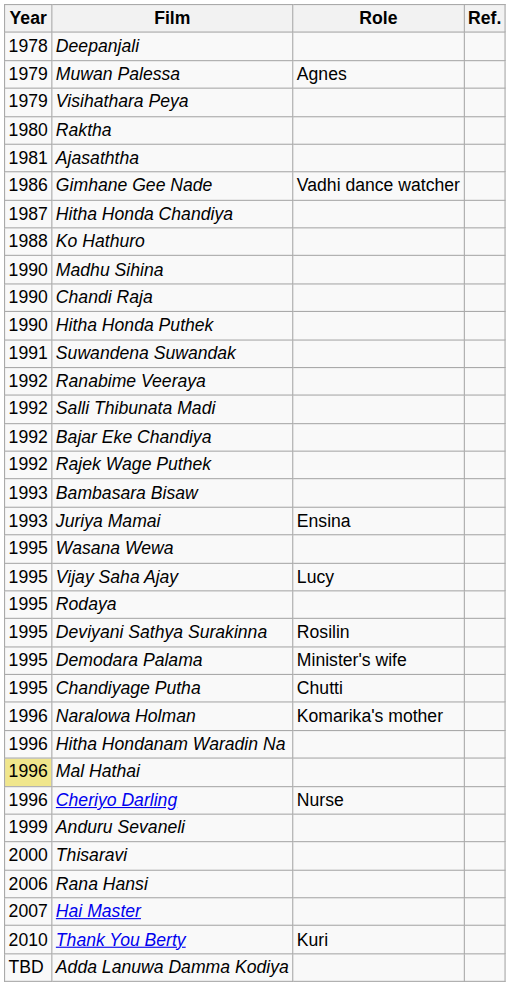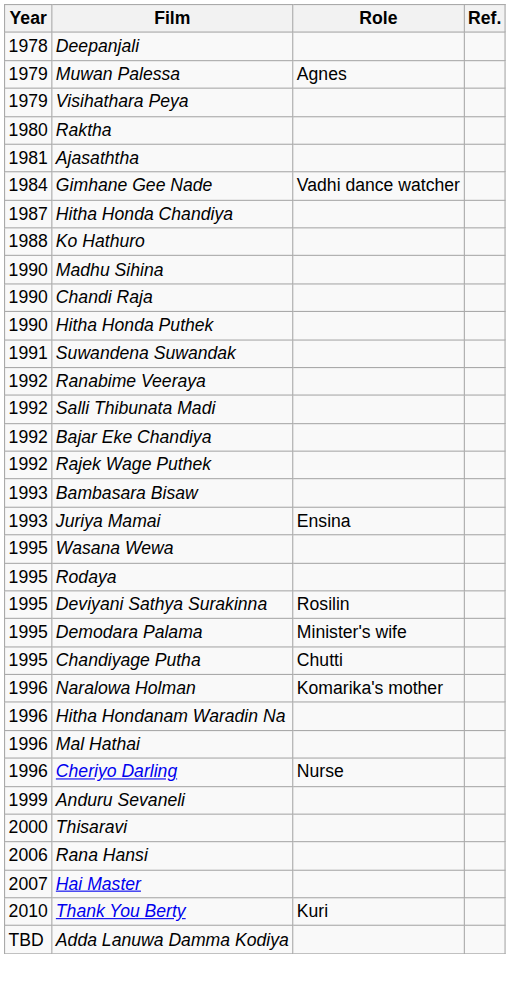(28, 185) 1986 -> (28, 185) 1984
- row: (117, 576)
(28, 772) khaki background -> (28, 744) no background
